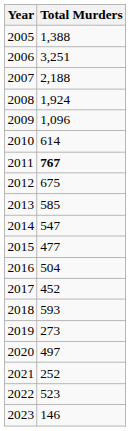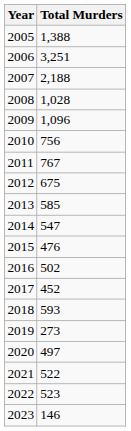(55, 99) 1,924 -> (55, 99) 1,028
(50, 141) 614 -> (50, 141) 756
(50, 162) bold -> (50, 162) normal
(50, 246) 477 -> (50, 246) 476
(50, 267) 504 -> (50, 267) 502
(50, 373) 252 -> (50, 373) 522
